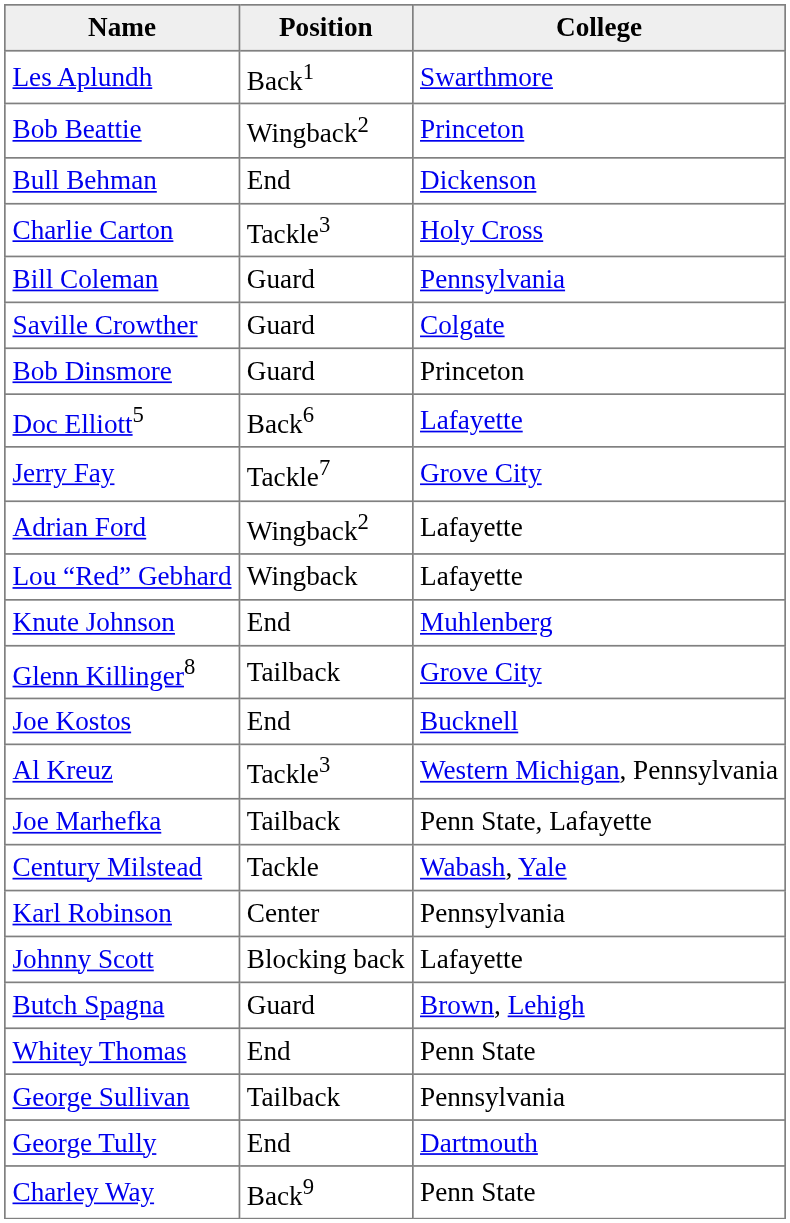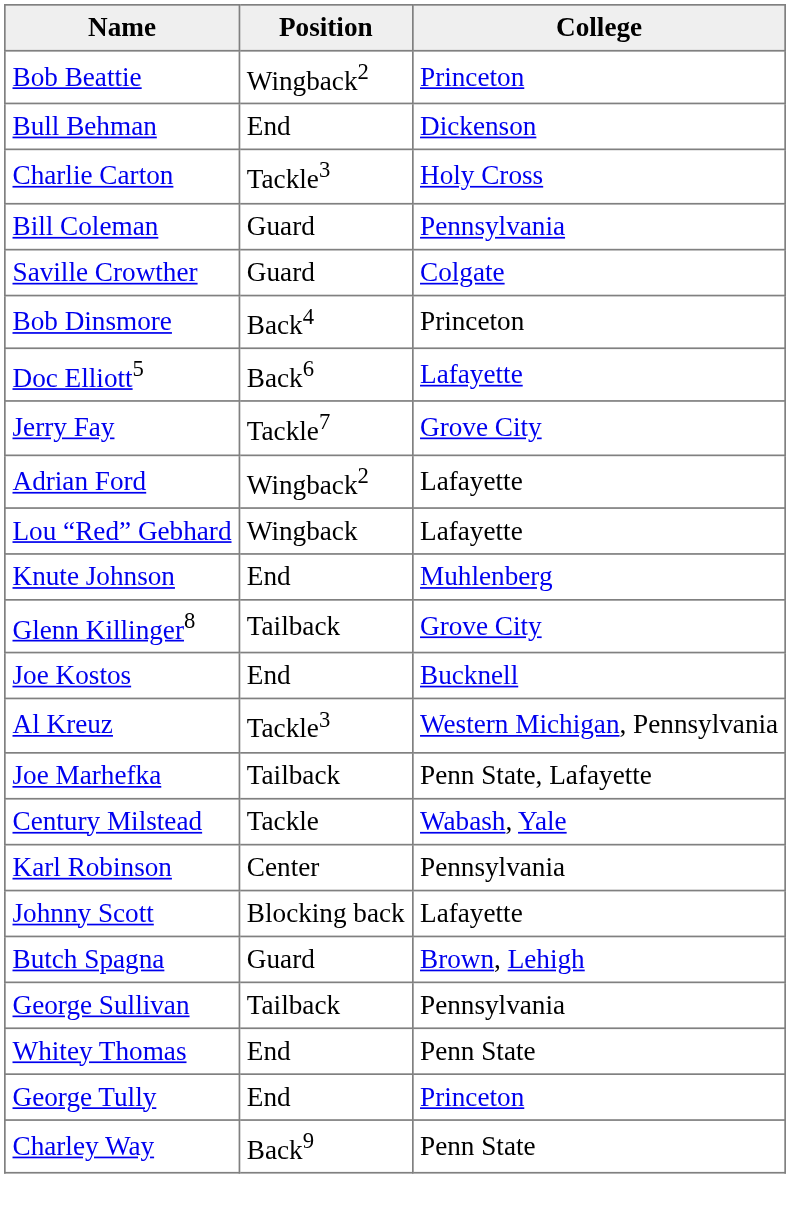- row: (82, 77)
(281, 370) Guard -> (280, 321) Back4
rows swapped: (101, 1096) <-> (100, 1050)
(479, 1142) Dartmouth -> (472, 1096) Princeton
